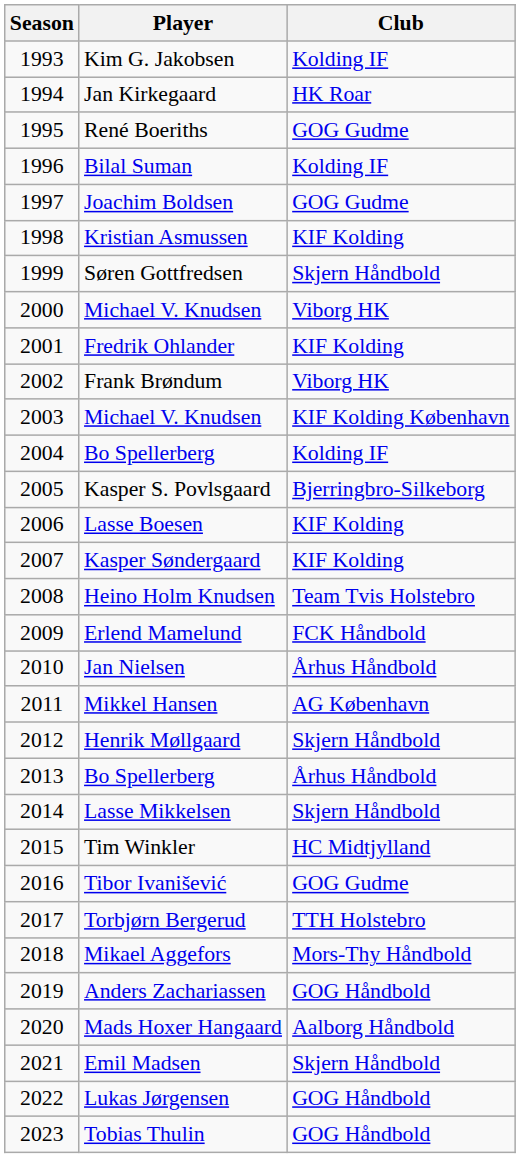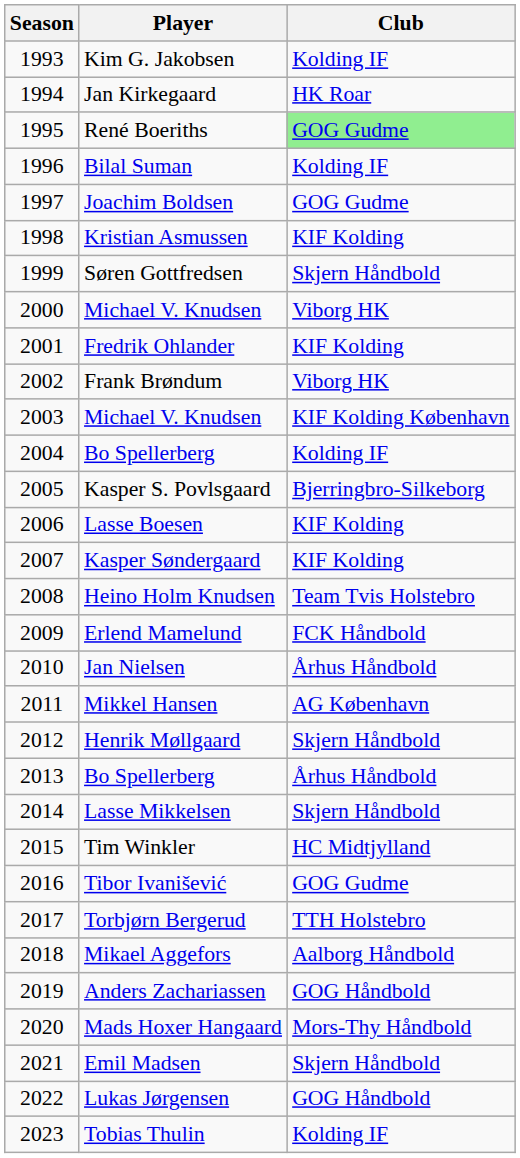(350, 130) no background -> (350, 130) lightgreen background
(382, 955) Mors-Thy Håndbold -> (373, 955) Aalborg Håndbold
(373, 1026) Aalborg Håndbold -> (382, 1026) Mors-Thy Håndbold
(361, 1134) GOG Håndbold -> (340, 1134) Kolding IF
